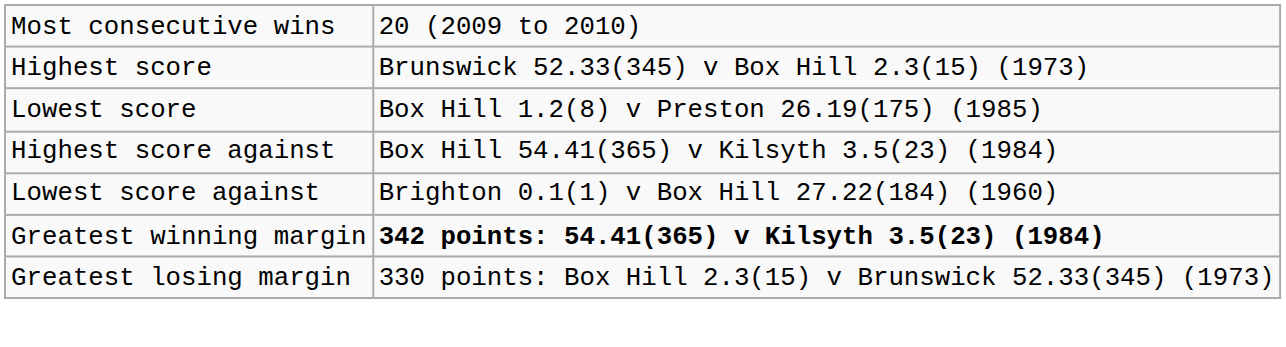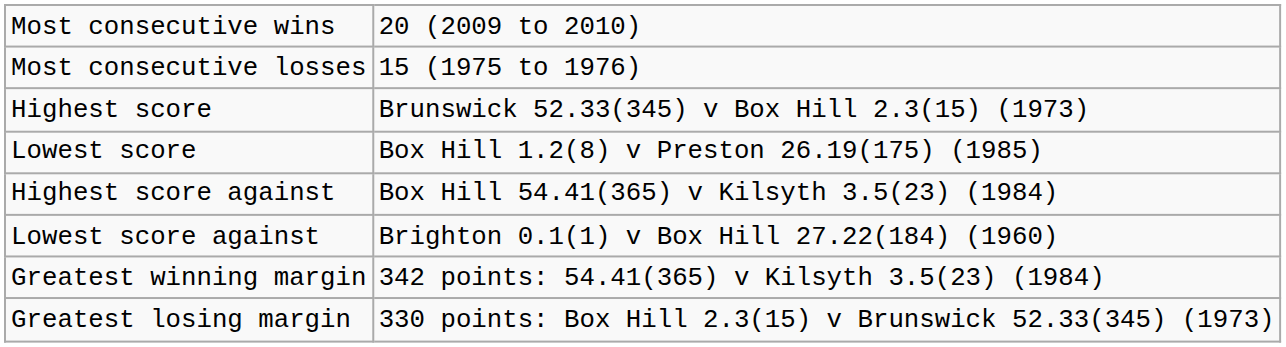+ row: (189, 68)
(742, 236) bold -> (742, 278) normal
